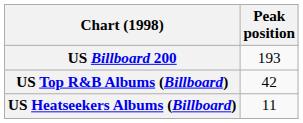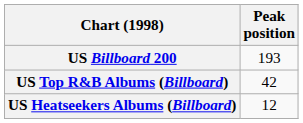(269, 105) 11 -> (269, 105) 12
